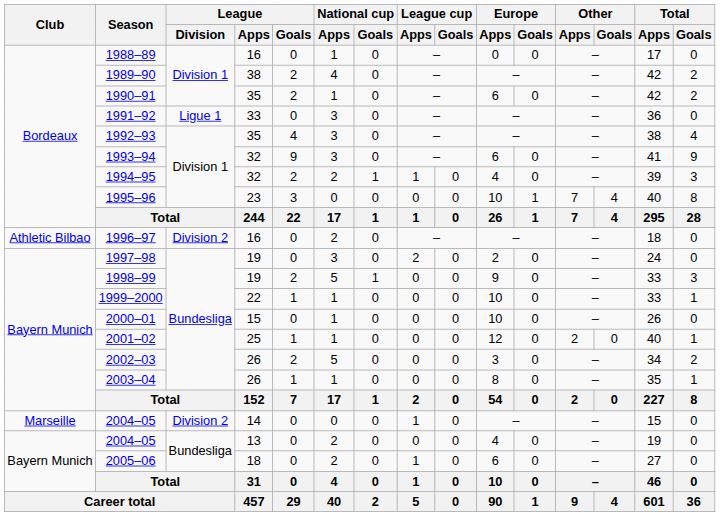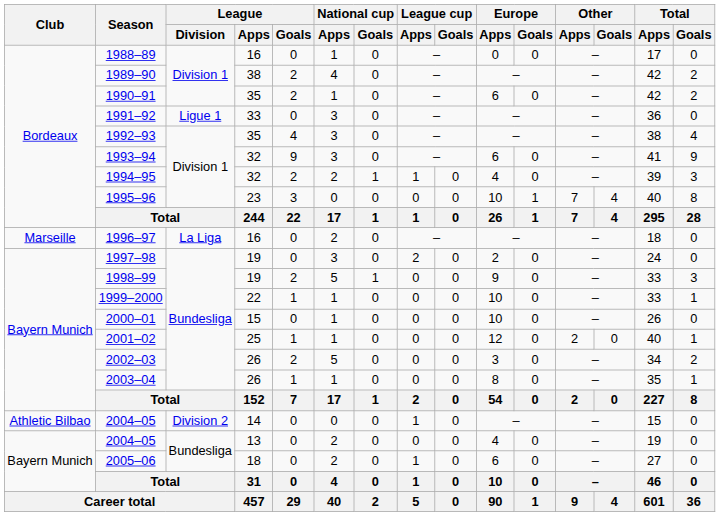(50, 237) Athletic Bilbao -> (50, 237) Marseille
(200, 237) Division 2 -> (200, 237) La Liga
(50, 420) Marseille -> (50, 420) Athletic Bilbao
